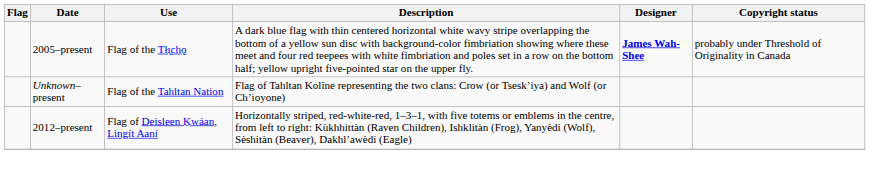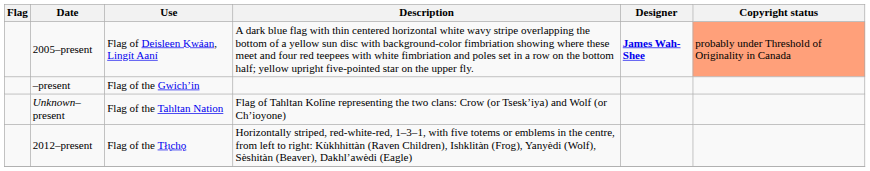(147, 49) Flag of the Tłı̨chǫ -> (162, 49) Flag of Deisleen Ḵwáan, Lingít Aaní
(758, 49) no background -> (758, 49) lightsalmon background
+ row: (52, 85)
(162, 127) Flag of Deisleen Ḵwáan, Lingít Aaní -> (147, 145) Flag of the Tłı̨chǫ
